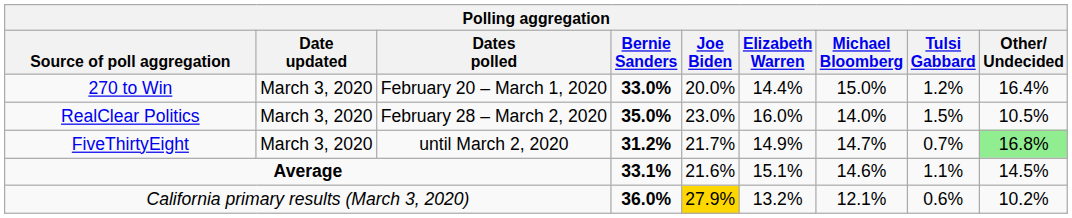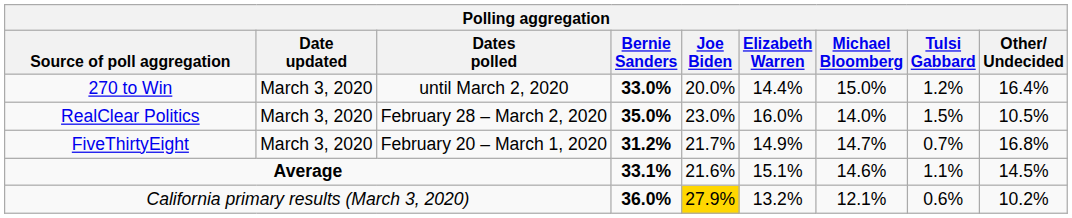(494, 89) February 20 – March 1, 2020 -> (494, 89) until March 2, 2020
(494, 144) until March 2, 2020 -> (494, 144) February 20 – March 1, 2020
(1024, 144) lightgreen background -> (1024, 144) no background
